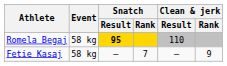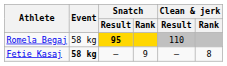(84, 54) normal -> (84, 54) bold
(145, 54) 7 -> (145, 54) 9
(209, 54) 9 -> (209, 54) 8
